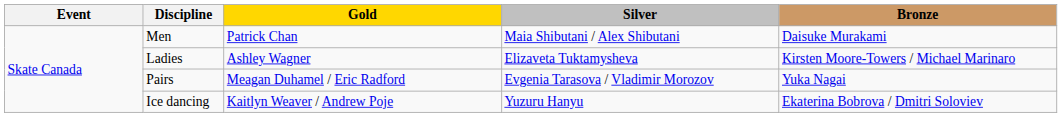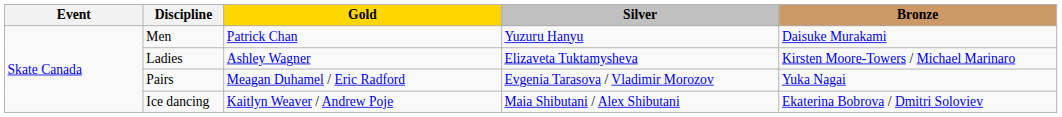(592, 36) Maia Shibutani / Alex Shibutani -> (544, 36) Yuzuru Hanyu
(544, 101) Yuzuru Hanyu -> (592, 101) Maia Shibutani / Alex Shibutani
